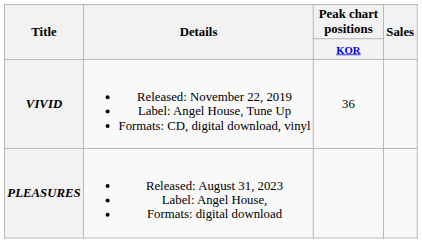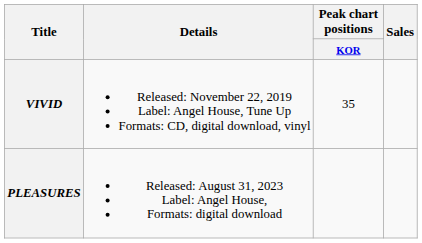(348, 104) 36 -> (348, 104) 35
